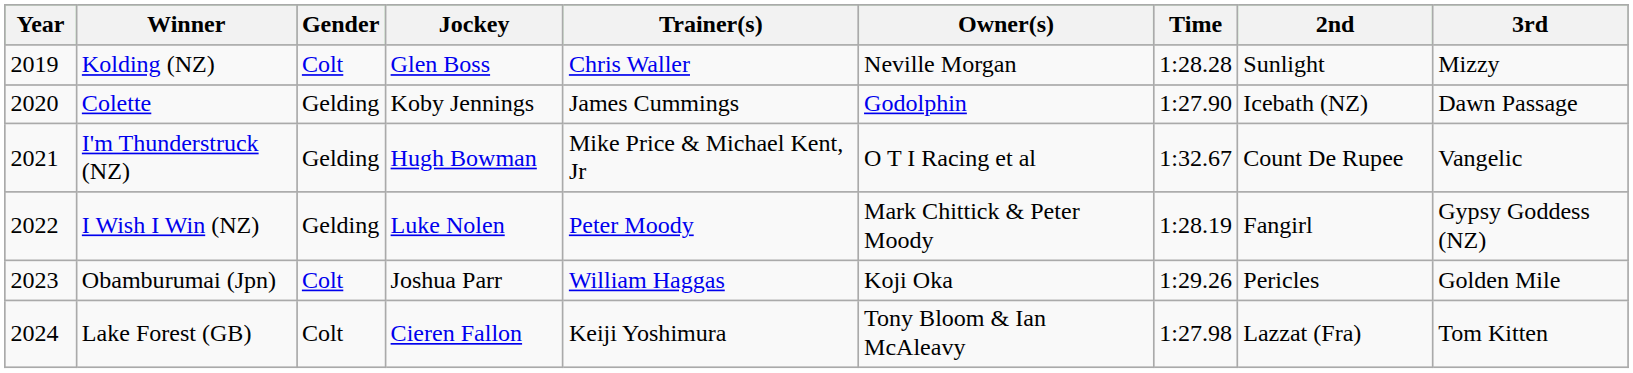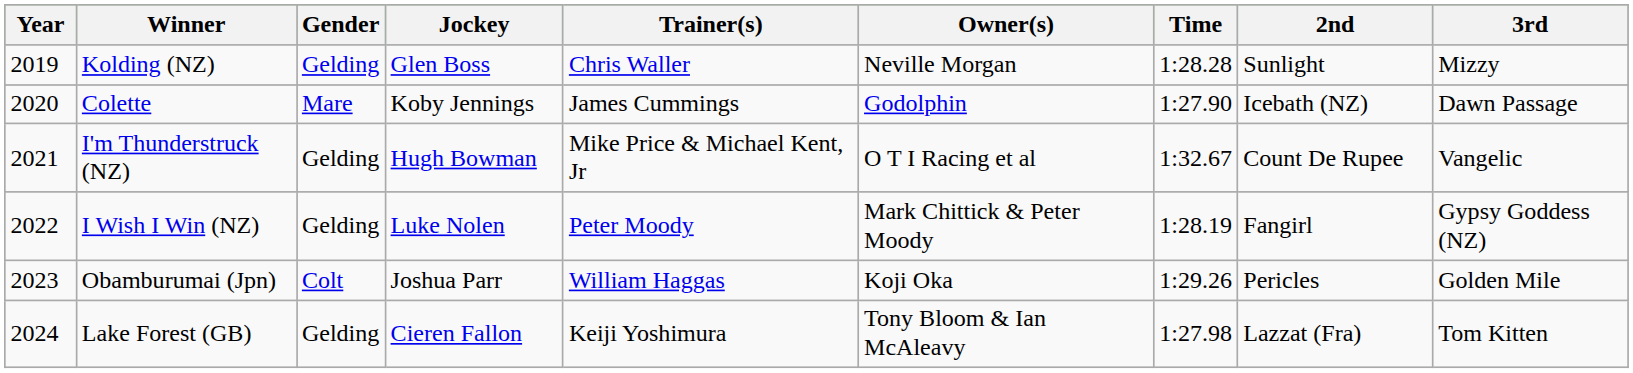(323, 64) Colt -> (341, 64) Gelding
(341, 104) Gelding -> (327, 104) Mare
(323, 333) Colt -> (341, 333) Gelding
